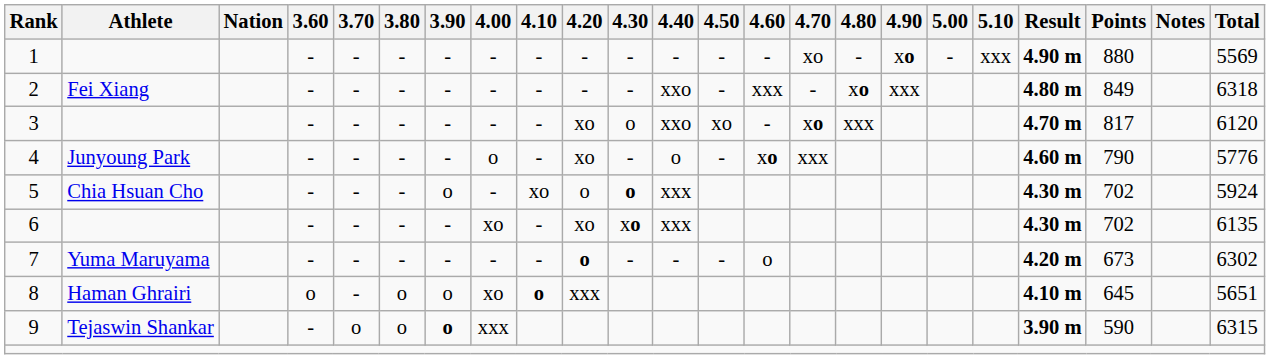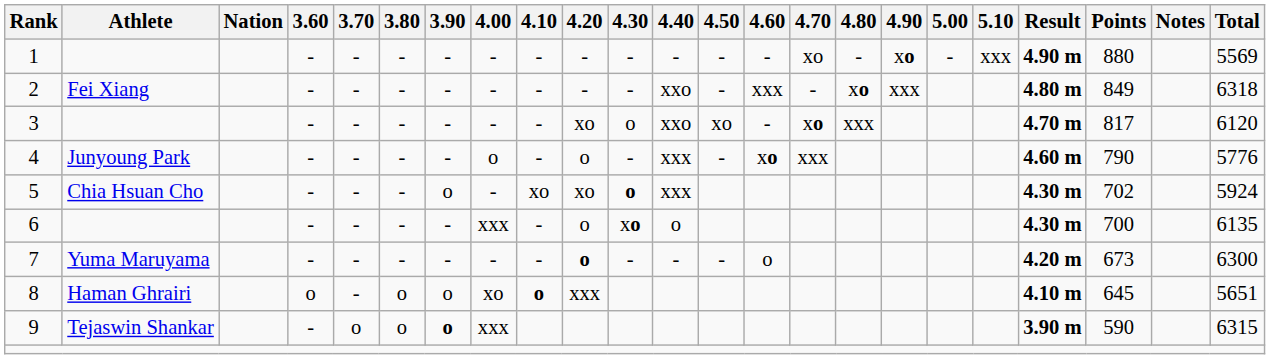(585, 157) xo -> (585, 157) o
(676, 157) o -> (676, 157) xxx
(585, 191) o -> (585, 191) xo
(493, 225) xo -> (493, 225) xxx
(585, 225) xo -> (585, 225) o
(676, 225) xxx -> (676, 225) o
(1119, 225) 702 -> (1119, 225) 700
(1237, 259) 6302 -> (1237, 259) 6300
